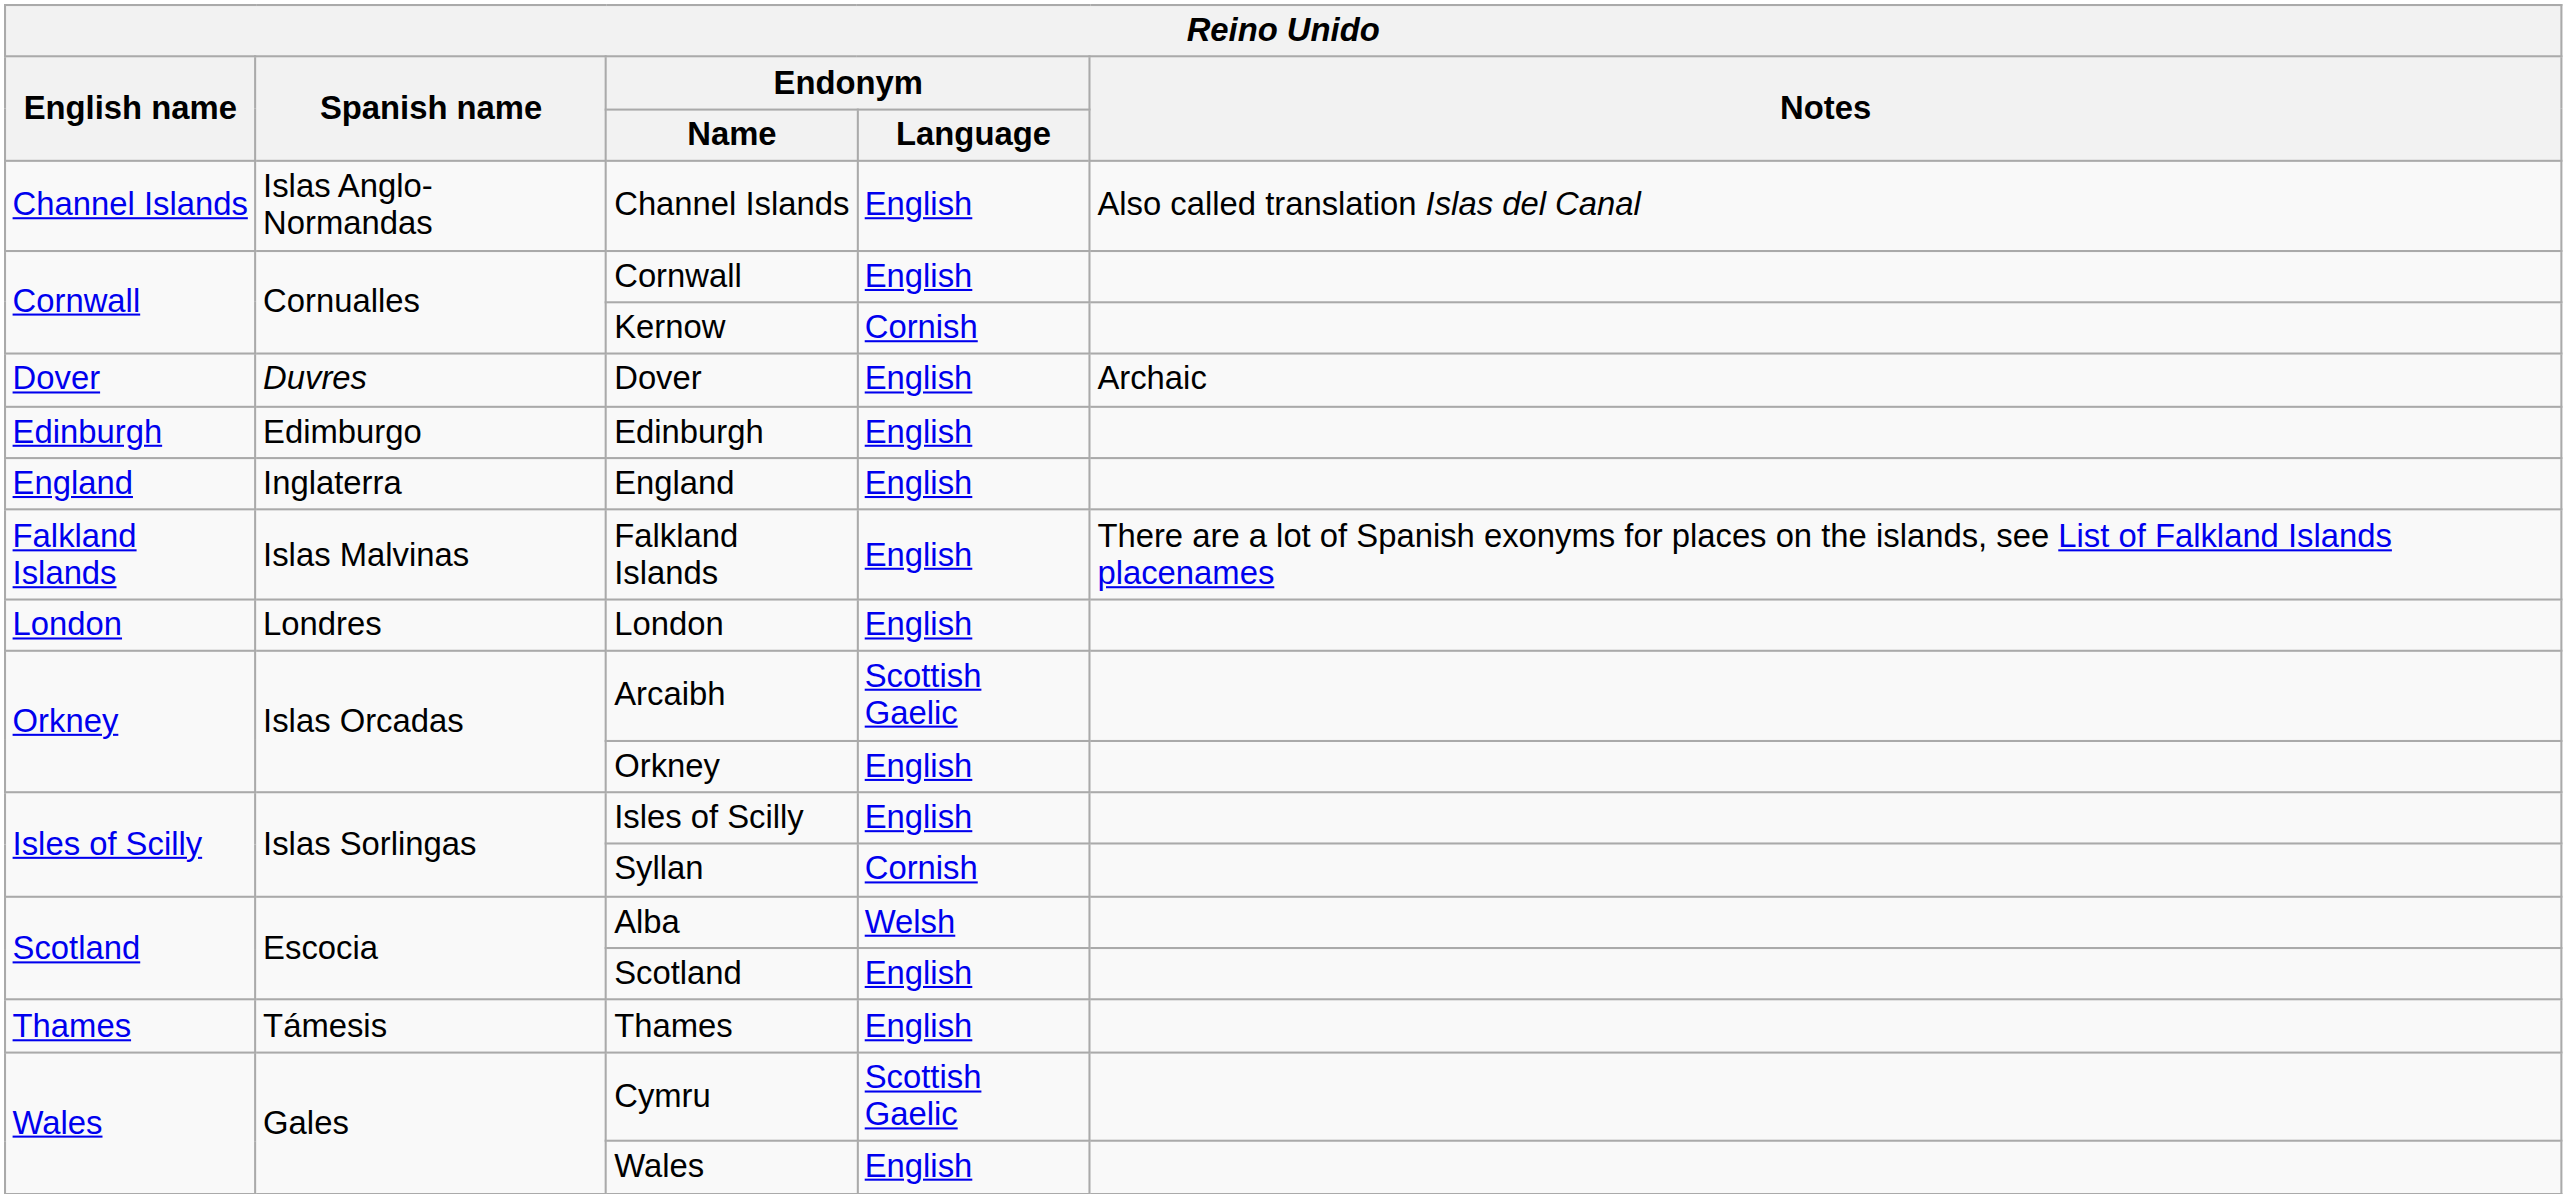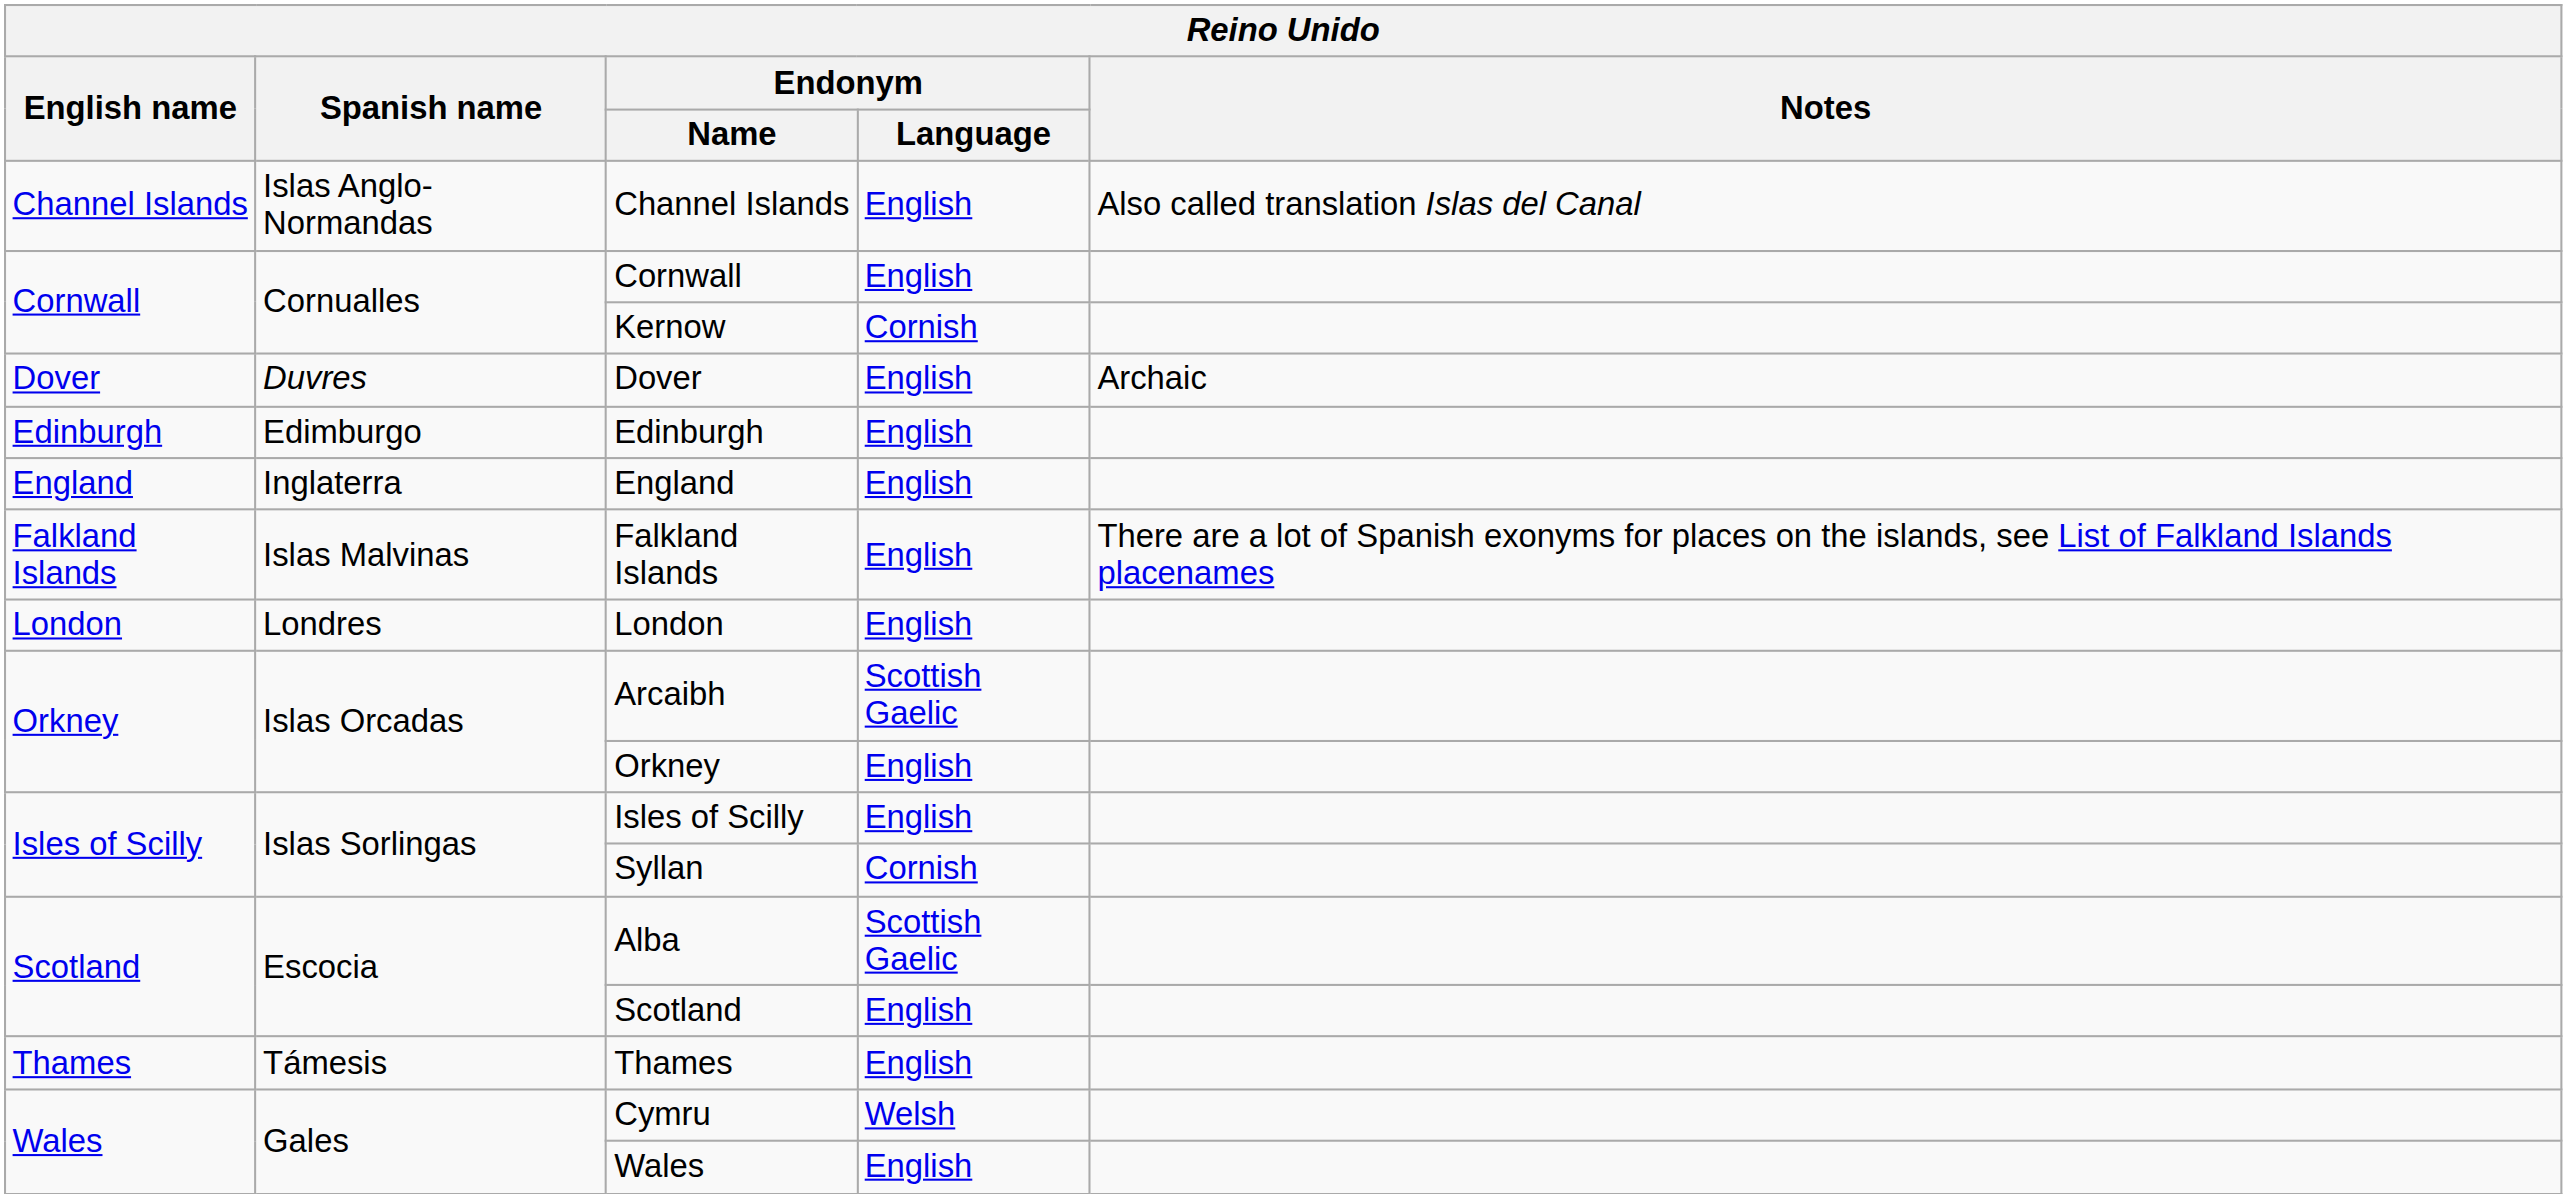(910, 921) Welsh -> (923, 939) Scottish Gaelic
(923, 1095) Scottish Gaelic -> (910, 1114) Welsh
